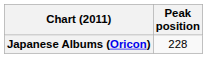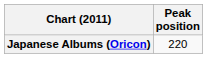(178, 44) 228 -> (178, 44) 220
